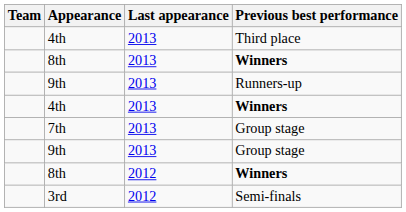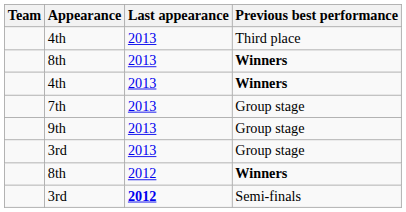- row: (57, 83)
+ row: (57, 151)
(142, 196) normal -> (142, 196) bold
